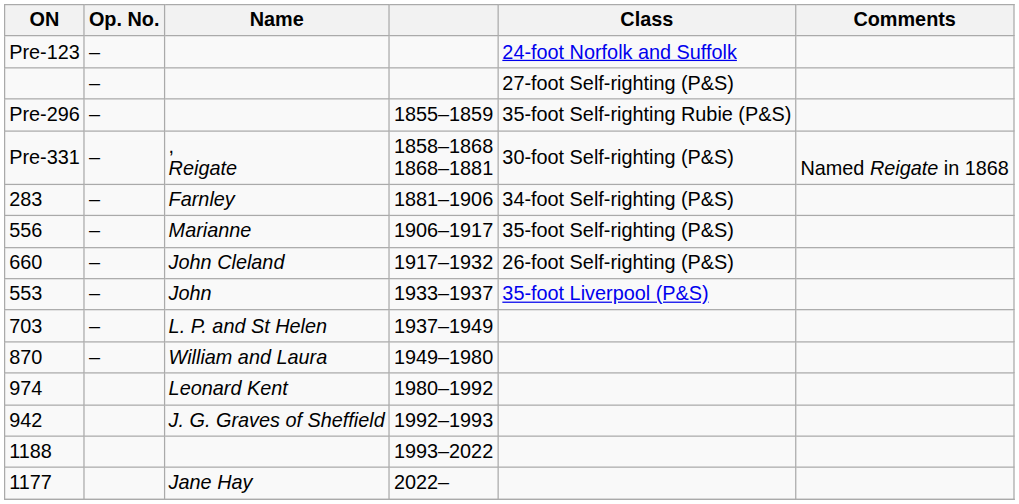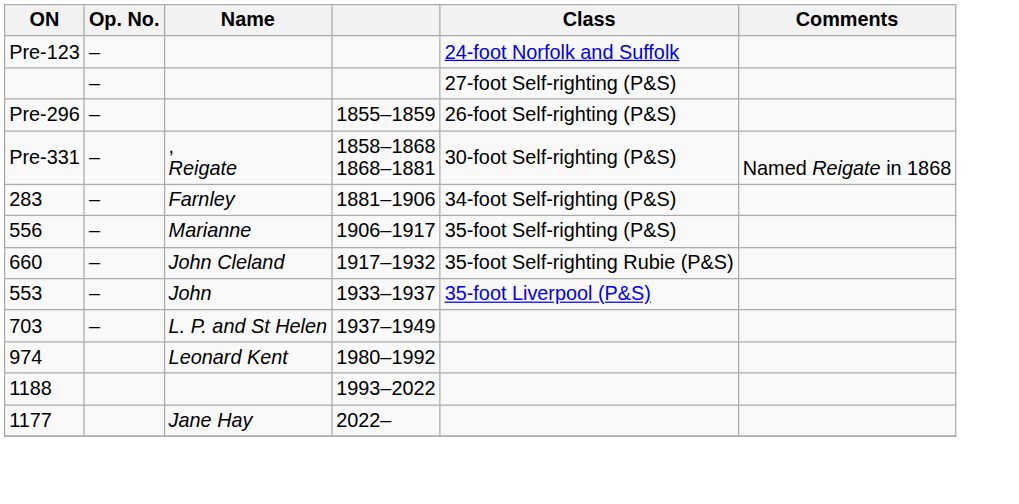(647, 114) 35-foot Self-righting Rubie (P&S) -> (560, 114) 26-foot Self-righting (P&S)
(618, 262) 26-foot Self-righting (P&S) -> (589, 262) 35-foot Self-righting Rubie (P&S)
- row: (26, 357)
- row: (26, 420)
